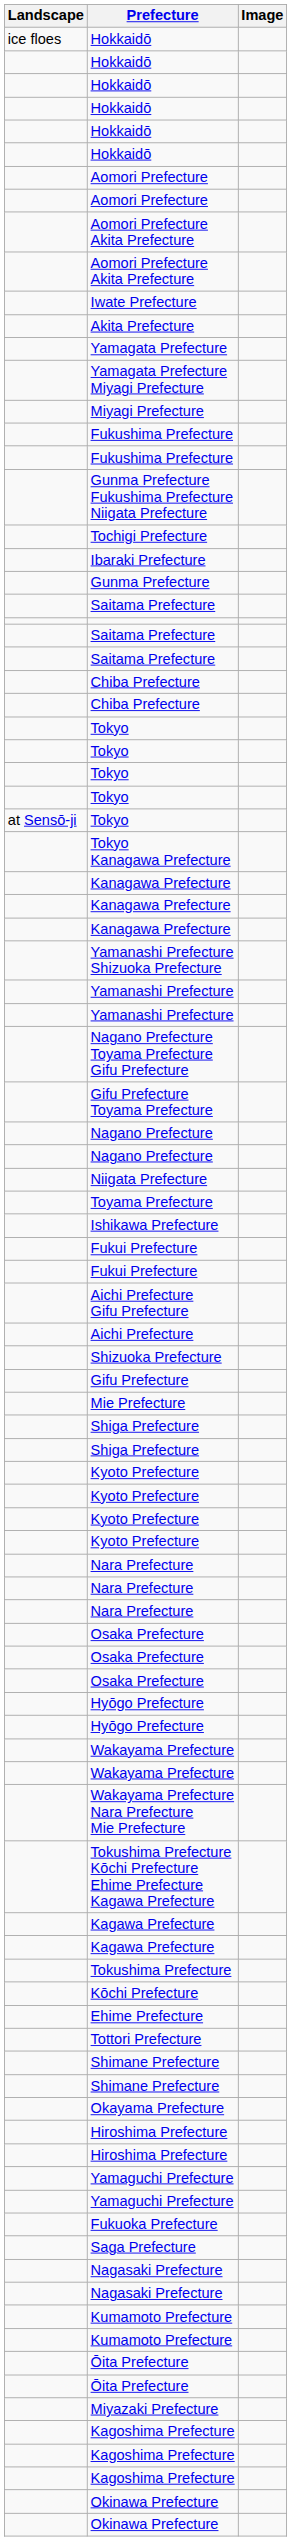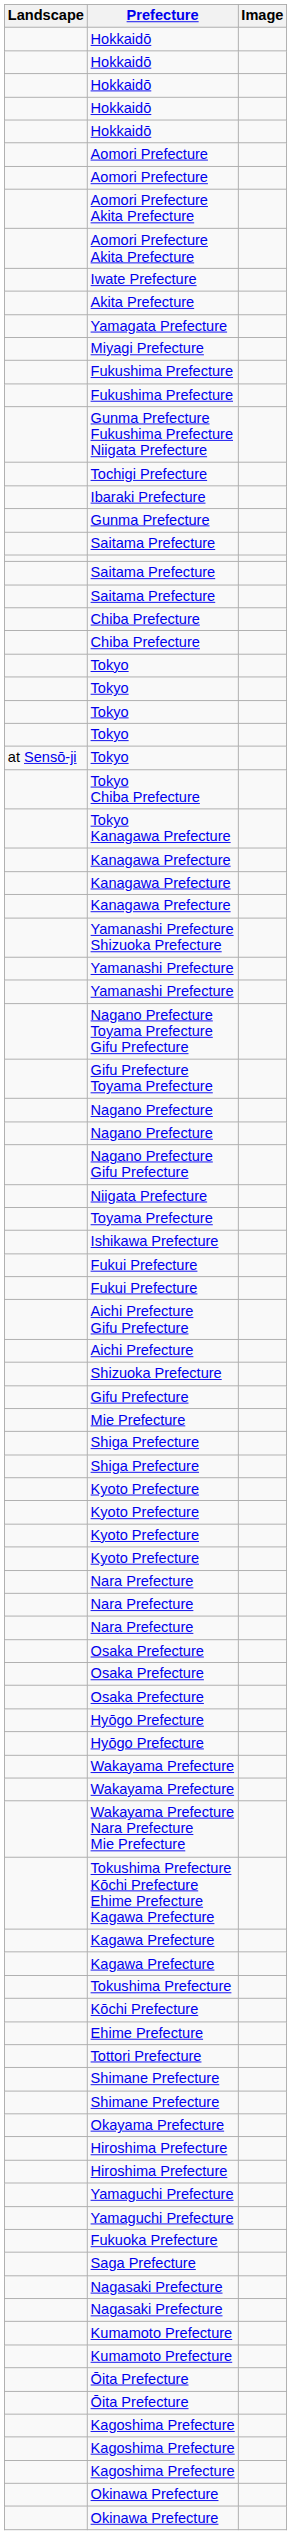- row: (35, 39)
- row: (46, 380)
+ row: (46, 789)
+ row: (46, 1165)
- row: (46, 2409)
